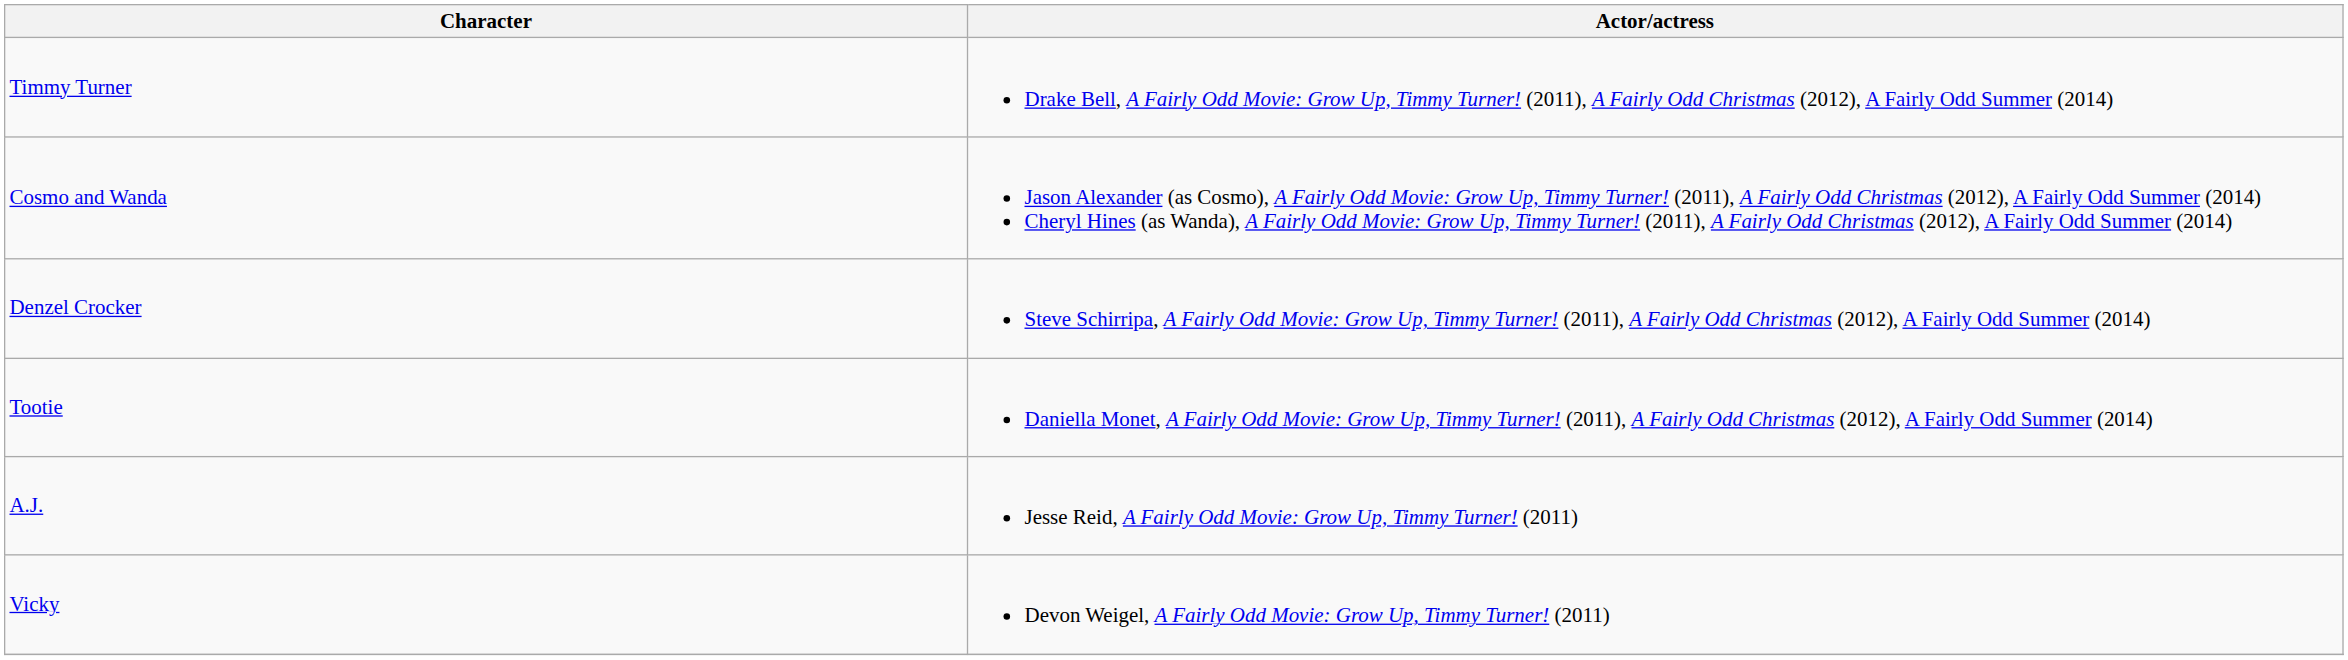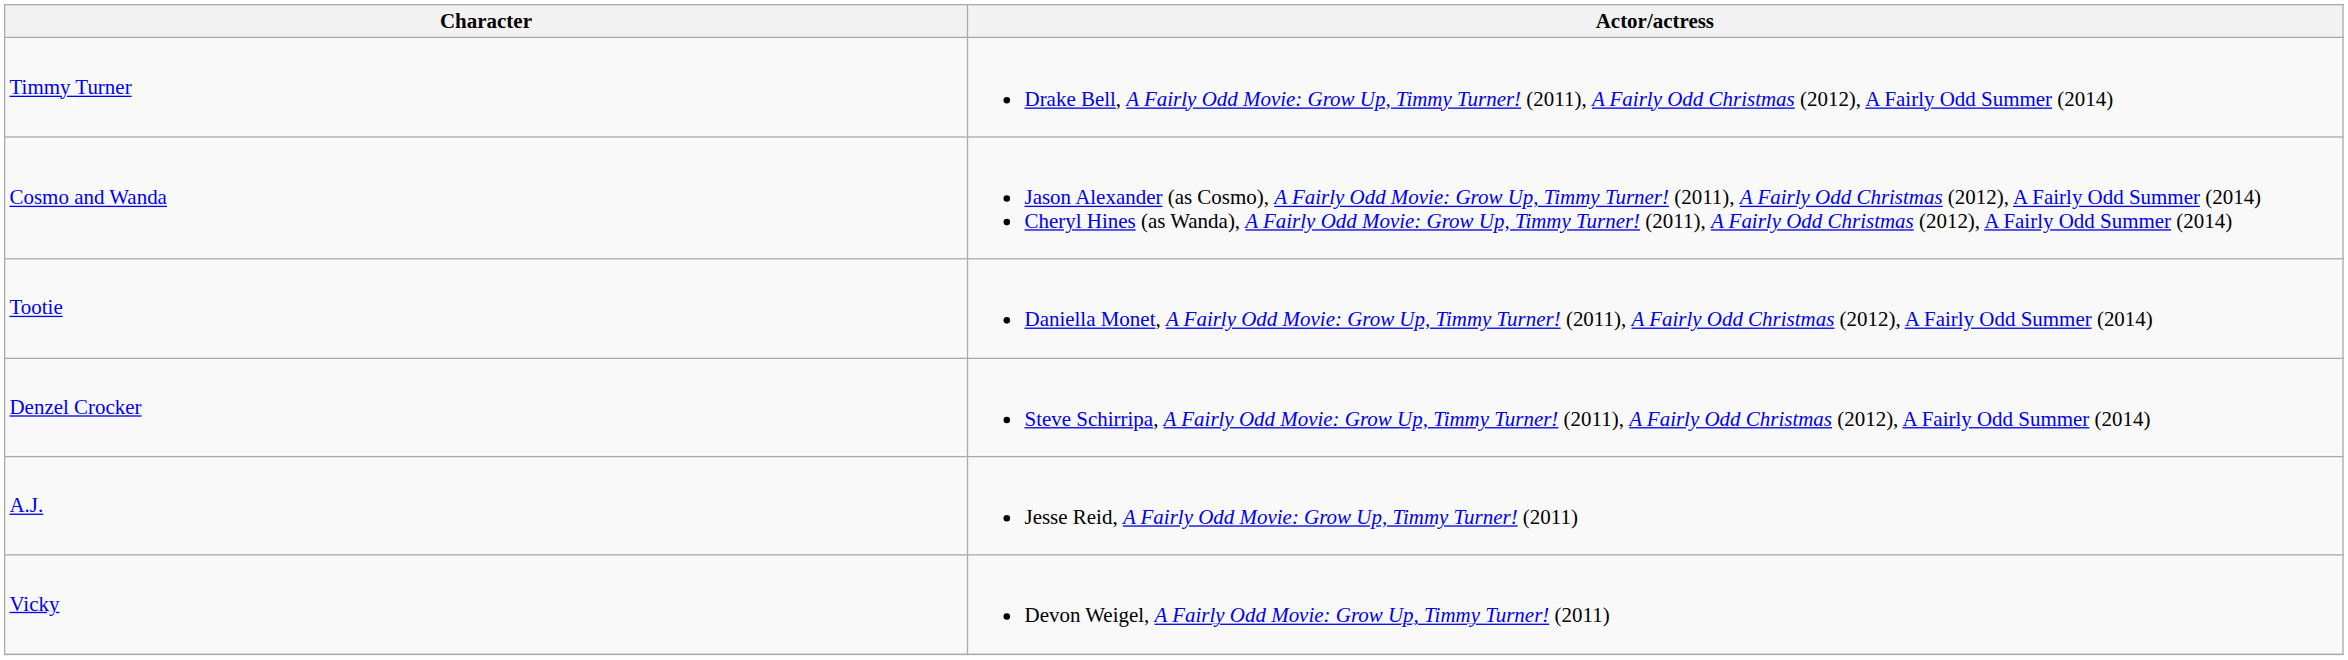rows swapped: (36, 406) <-> (76, 308)
